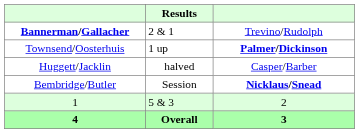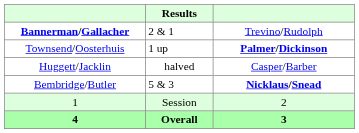(179, 84) Session -> (161, 84) 5 & 3
(161, 102) 5 & 3 -> (179, 102) Session
